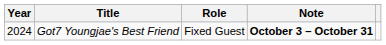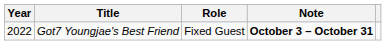(19, 31) 2024 -> (19, 31) 2022
